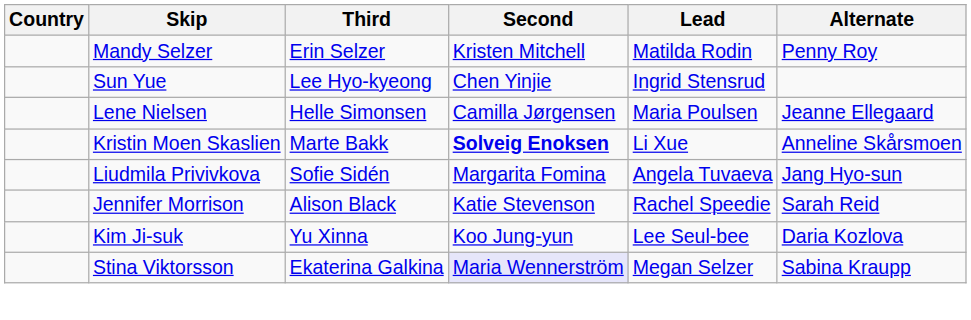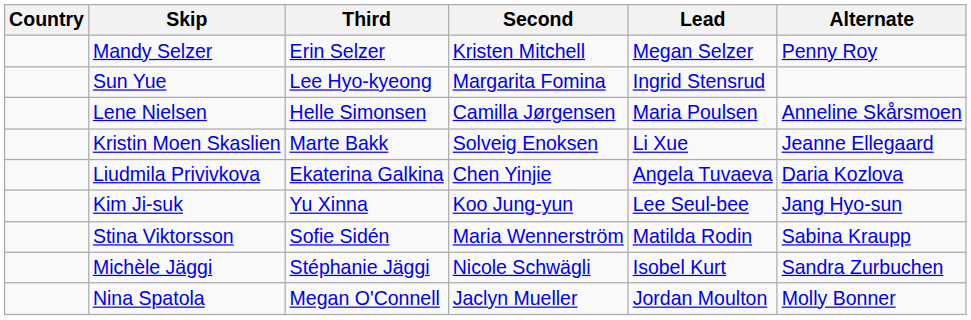(692, 50) Matilda Rodin -> (693, 50) Megan Selzer
(502, 81) Chen Yinjie -> (529, 81) Margarita Fomina
(858, 112) Jeanne Ellegaard -> (872, 112) Anneline Skårsmoen
(531, 143) bold -> (525, 143) normal
(872, 143) Anneline Skårsmoen -> (858, 143) Jeanne Ellegaard
(340, 174) Sofie Sidén -> (367, 174) Ekaterina Galkina
(529, 174) Margarita Fomina -> (502, 174) Chen Yinjie
(842, 174) Jang Hyo-sun -> (842, 174) Daria Kozlova
- row: (168, 205)
(842, 236) Daria Kozlova -> (842, 205) Jang Hyo-sun
(367, 267) Ekaterina Galkina -> (340, 236) Sofie Sidén
(538, 267) lavender background -> (538, 236) no background
(693, 267) Megan Selzer -> (692, 236) Matilda Rodin
+ row: (153, 267)
+ row: (149, 298)
